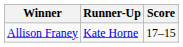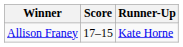columns swapped: (112, 13) <-> (161, 13)
